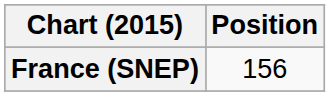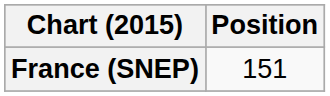(265, 68) 156 -> (265, 68) 151
